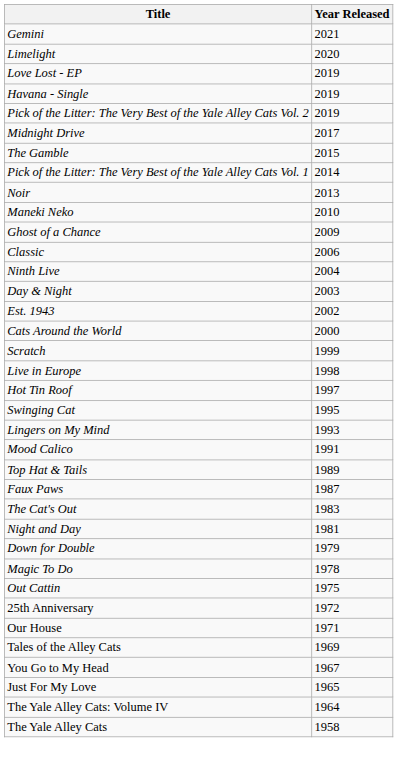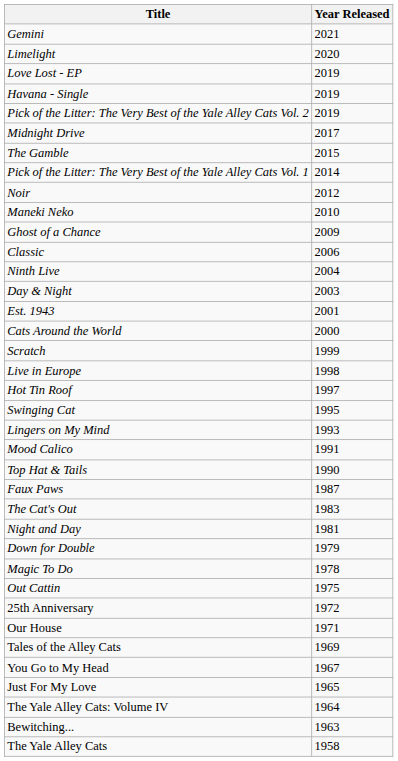(327, 192) 2013 -> (327, 192) 2012
(327, 311) 2002 -> (327, 311) 2001
(327, 469) 1989 -> (327, 469) 1990
+ row: (41, 726)
